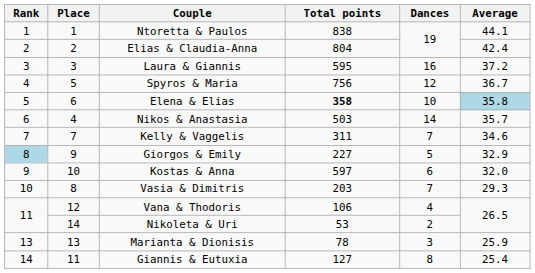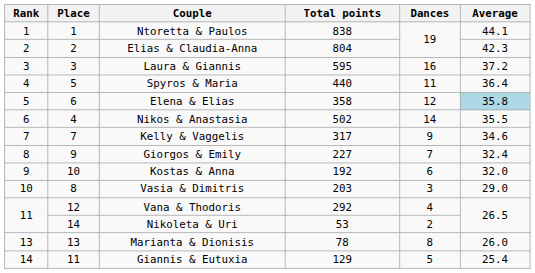(495, 48) 42.4 -> (495, 48) 42.3
(342, 84) 756 -> (342, 84) 440
(430, 84) 12 -> (430, 84) 11
(495, 84) 36.7 -> (495, 84) 36.4
(342, 101) bold -> (342, 101) normal
(430, 101) 10 -> (430, 101) 12
(342, 119) 503 -> (342, 119) 502
(495, 119) 35.7 -> (495, 119) 35.5
(342, 136) 311 -> (342, 136) 317
(430, 136) 7 -> (430, 136) 9
(26, 154) lightblue background -> (26, 154) no background
(430, 154) 5 -> (430, 154) 7
(495, 154) 32.9 -> (495, 154) 32.4
(342, 171) 597 -> (342, 171) 192
(430, 189) 7 -> (430, 189) 3
(495, 189) 29.3 -> (495, 189) 29.0
(342, 207) 106 -> (342, 207) 292
(430, 242) 3 -> (430, 242) 8
(495, 242) 25.9 -> (495, 242) 26.0
(342, 259) 127 -> (342, 259) 129
(430, 259) 8 -> (430, 259) 5
